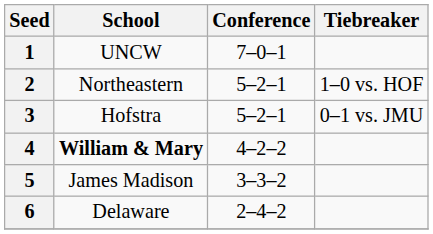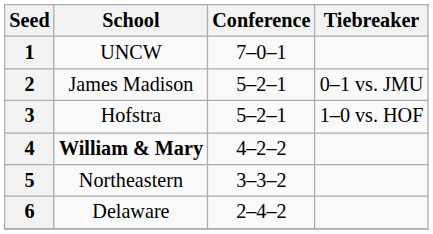(131, 84) Northeastern -> (131, 84) James Madison
(372, 84) 1–0 vs. HOF -> (372, 84) 0–1 vs. JMU
(372, 116) 0–1 vs. JMU -> (372, 116) 1–0 vs. HOF
(131, 180) James Madison -> (131, 180) Northeastern
